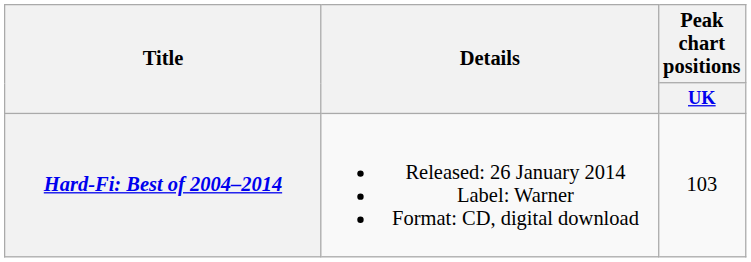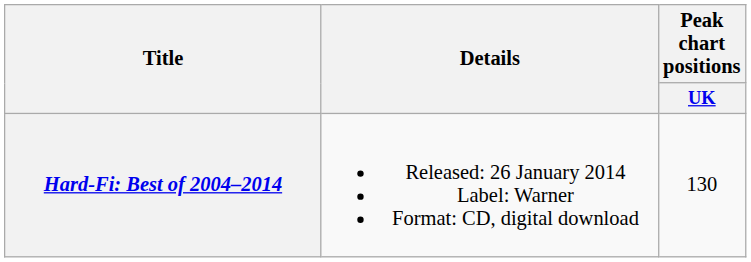(702, 184) 103 -> (702, 184) 130
